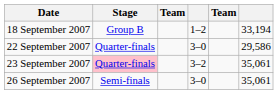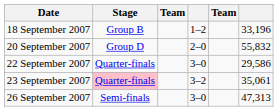(256, 30) 33,194 -> (256, 30) 33,196
+ row: (48, 47)
(256, 81) 35,061 -> (256, 98) 47,313
